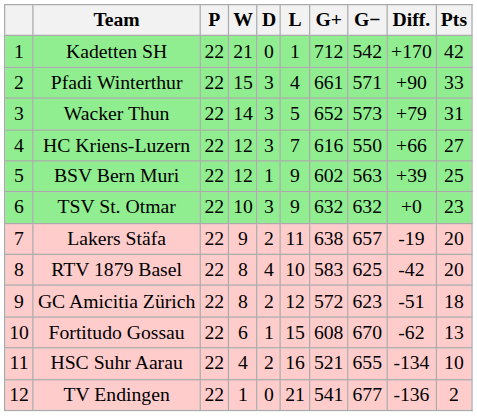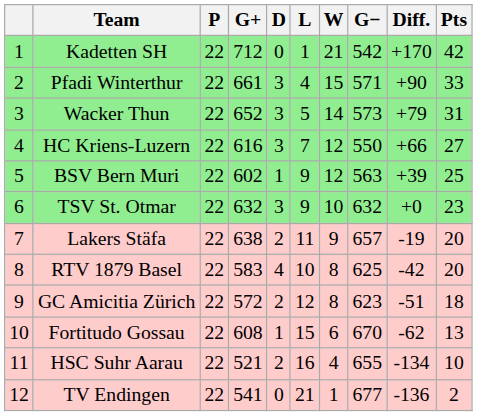columns swapped: (243, 20) <-> (329, 20)
